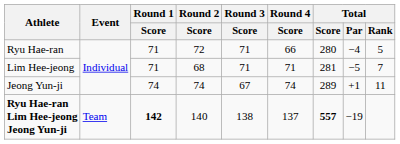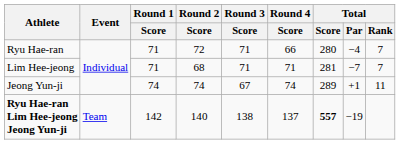(380, 49) 5 -> (380, 49) 7
(354, 67) −5 -> (354, 67) −7
(154, 117) bold -> (154, 117) normal
